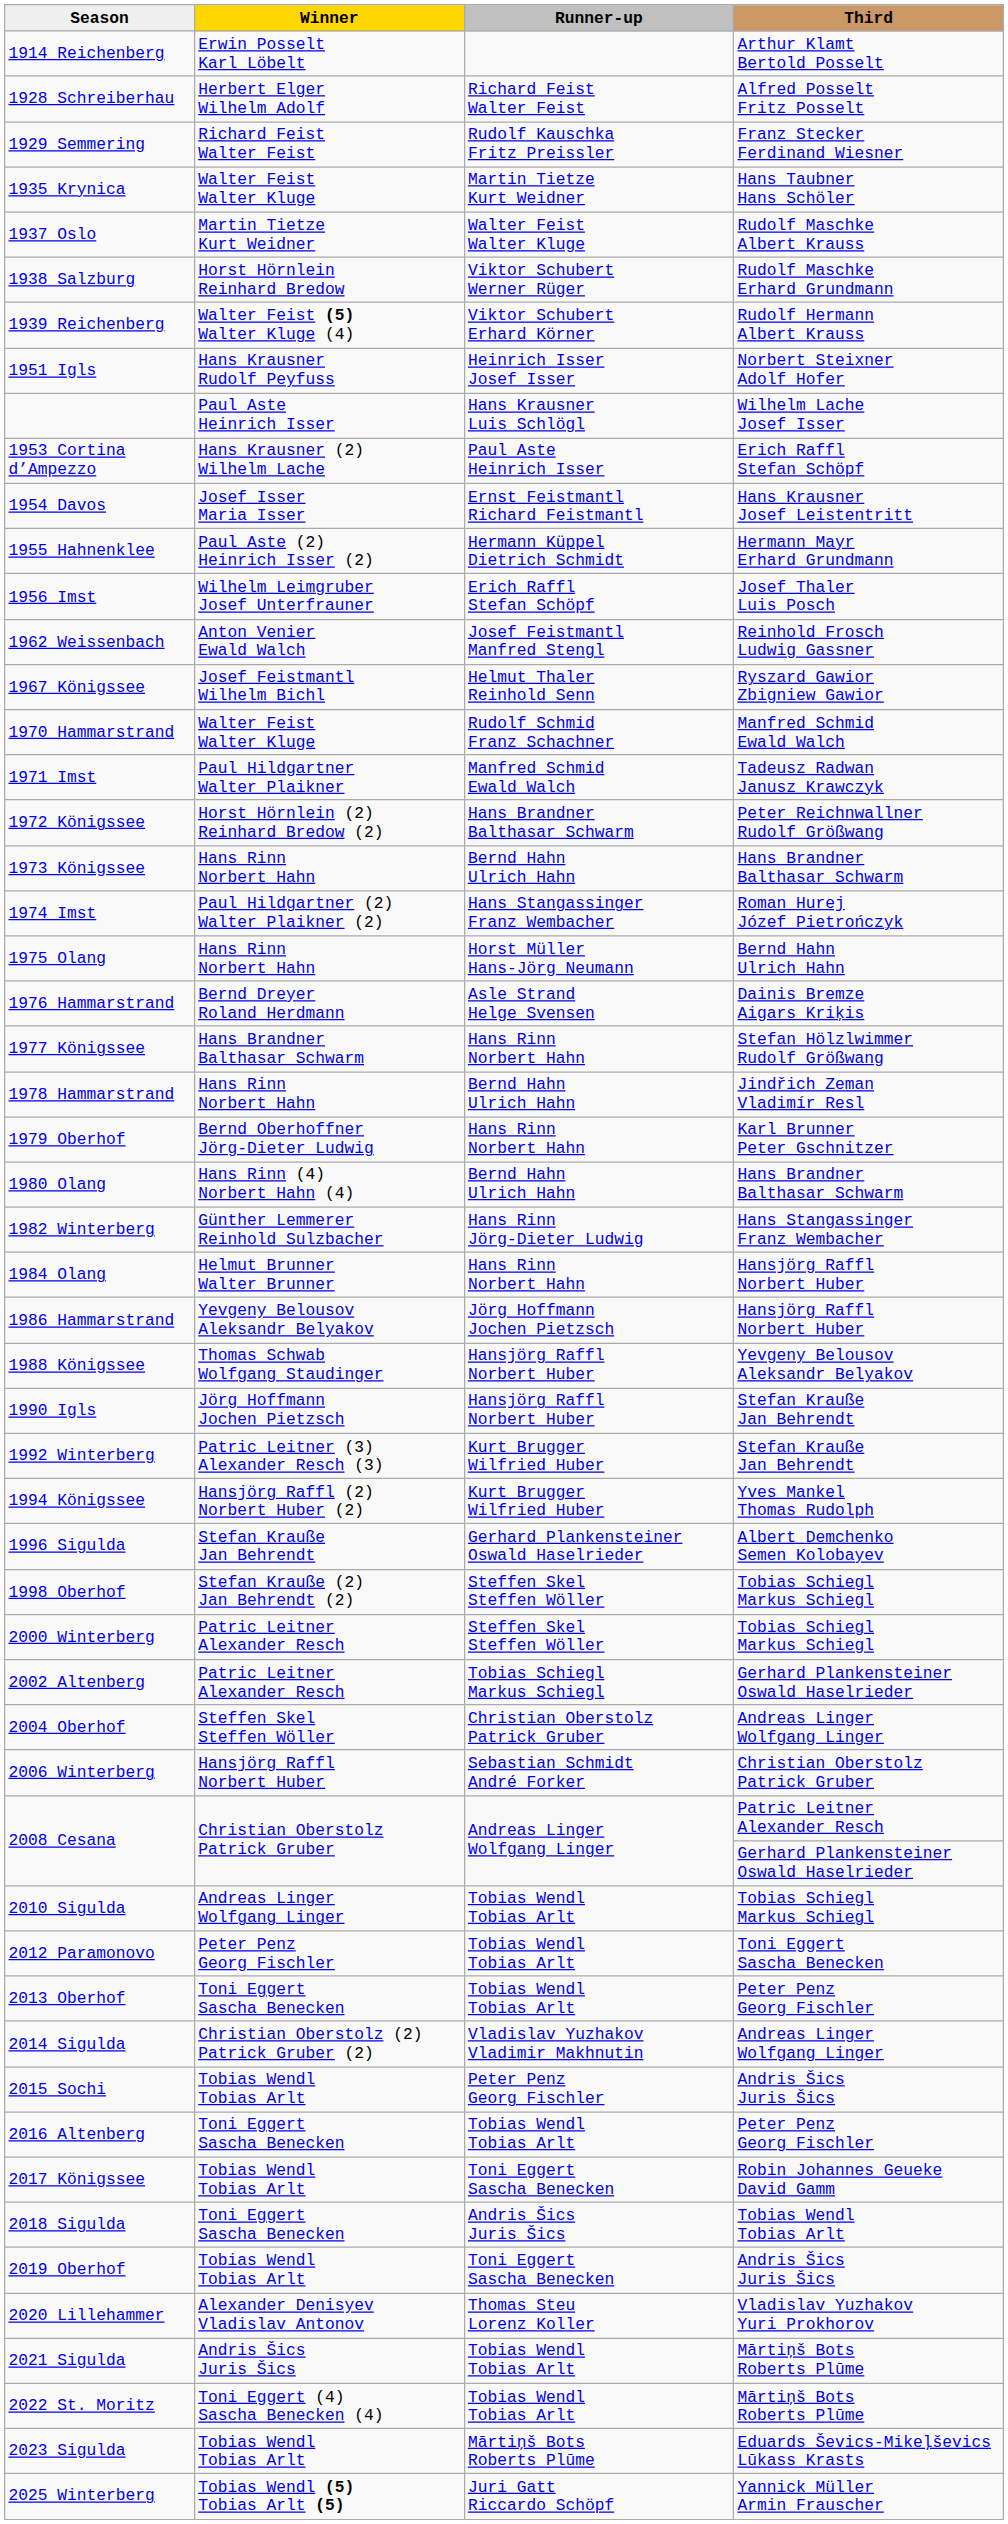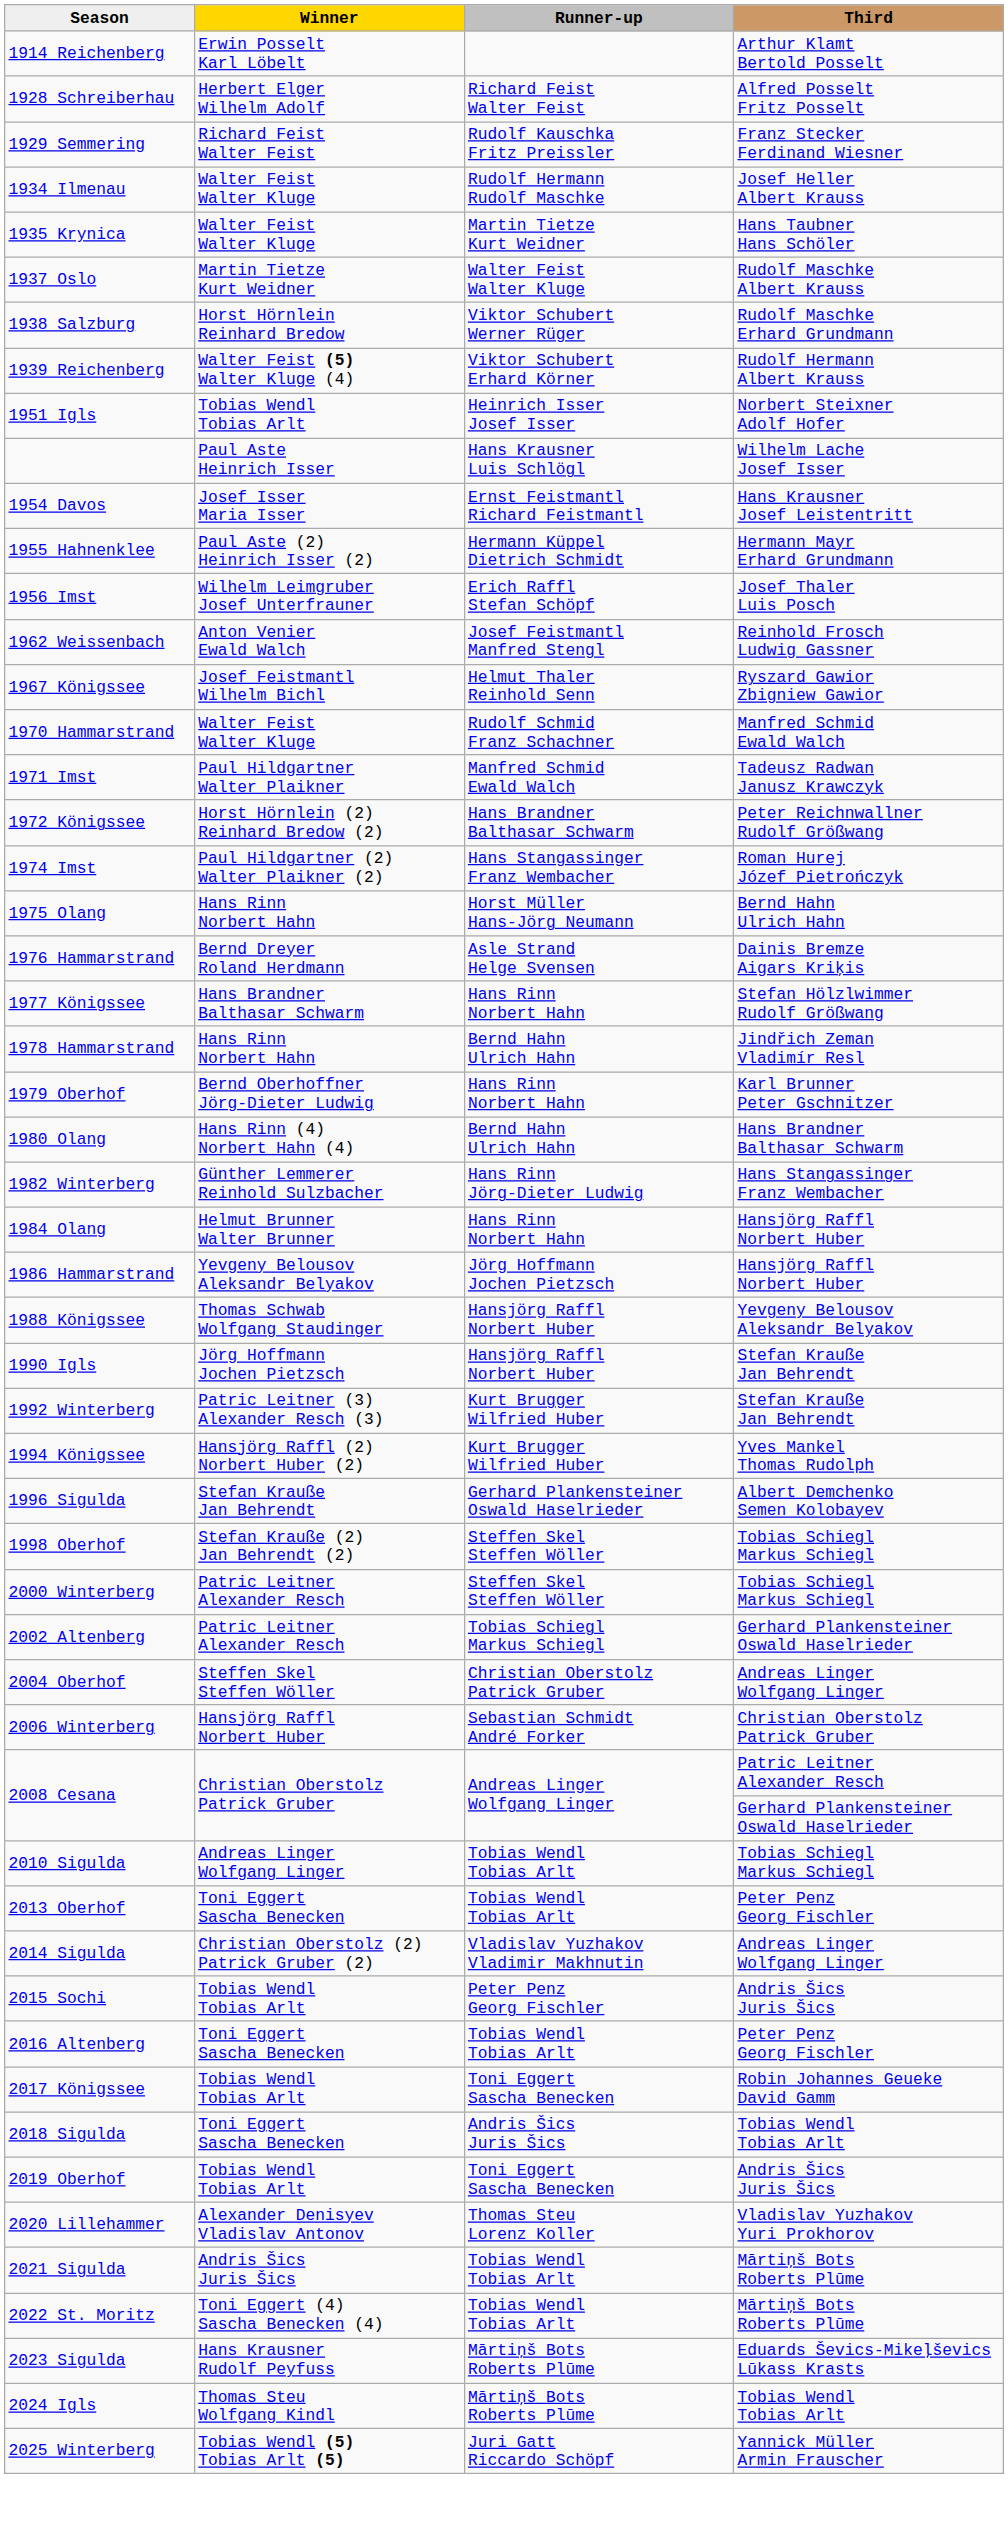+ row: (67, 189)
(266, 370) Hans Krausner Rudolf Peyfuss -> (257, 416) Tobias Wendl Tobias Arlt
- row: (67, 461)
- row: (77, 868)
- row: (82, 1954)
(257, 2451) Tobias Wendl Tobias Arlt -> (266, 2361) Hans Krausner Rudolf Peyfuss
+ row: (52, 2406)
